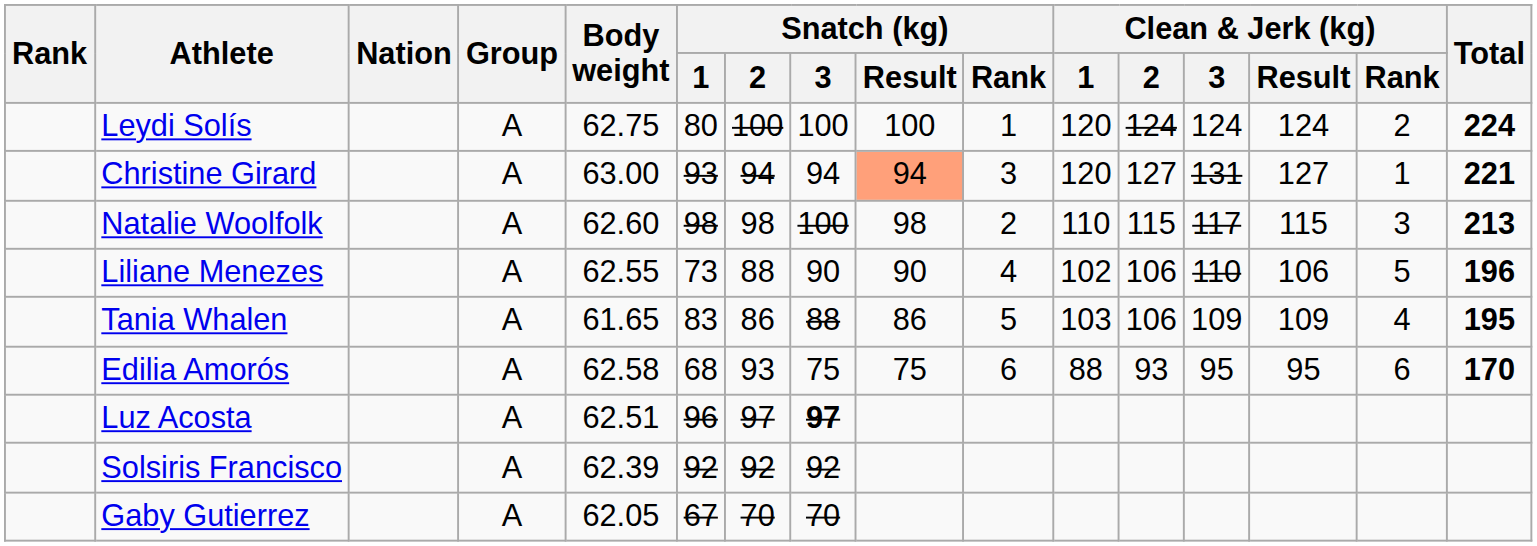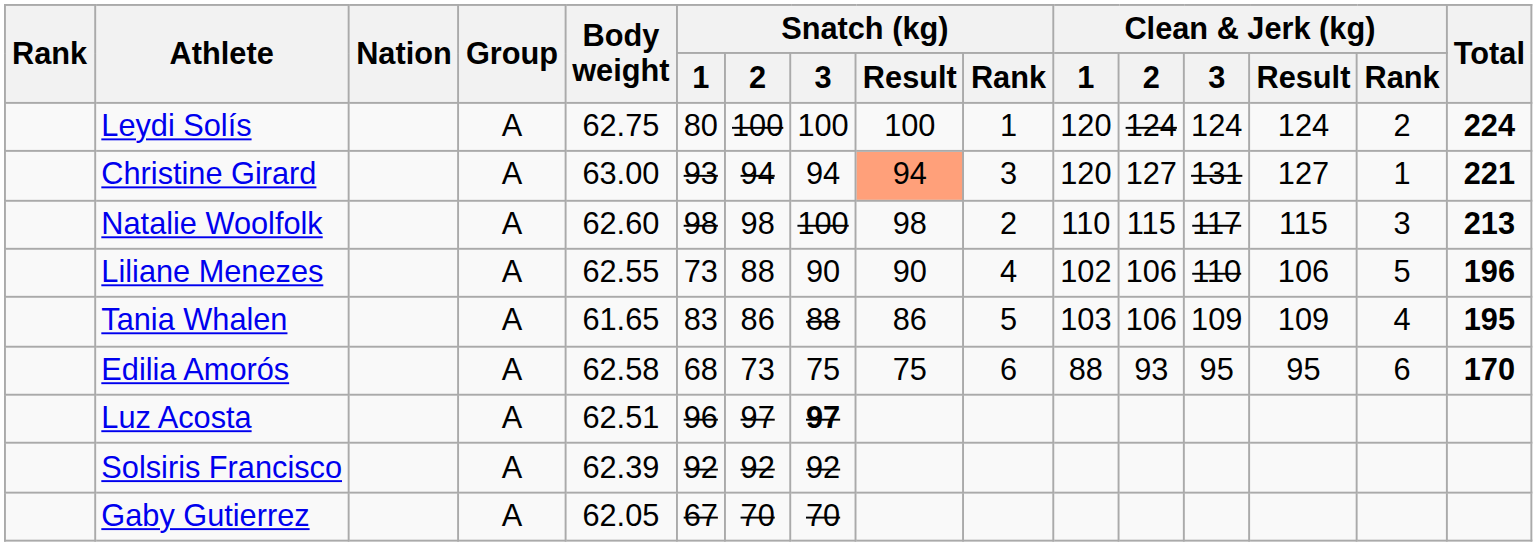(758, 369) 93 -> (758, 369) 73
